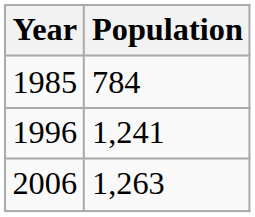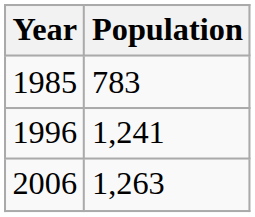(116, 81) 784 -> (116, 81) 783
